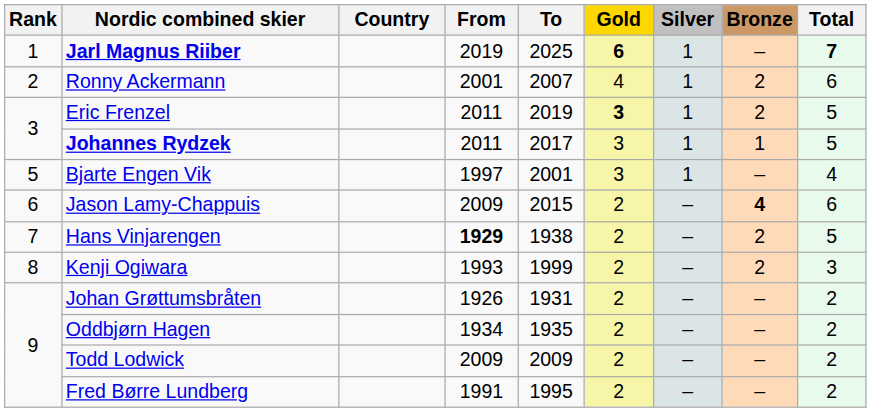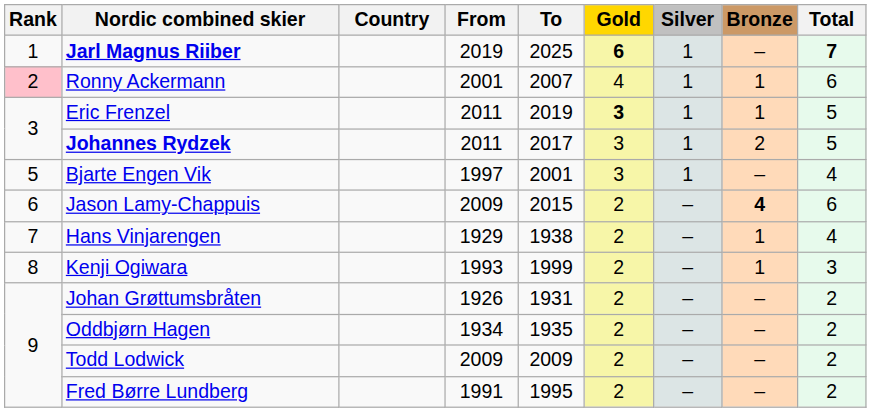(33, 81) no background -> (33, 81) pink background
(760, 81) 2 -> (760, 81) 1
(760, 112) 2 -> (760, 112) 1
(760, 143) 1 -> (760, 143) 2
(481, 236) bold -> (481, 236) normal
(760, 236) 2 -> (760, 236) 1
(832, 236) 5 -> (832, 236) 4
(760, 267) 2 -> (760, 267) 1
